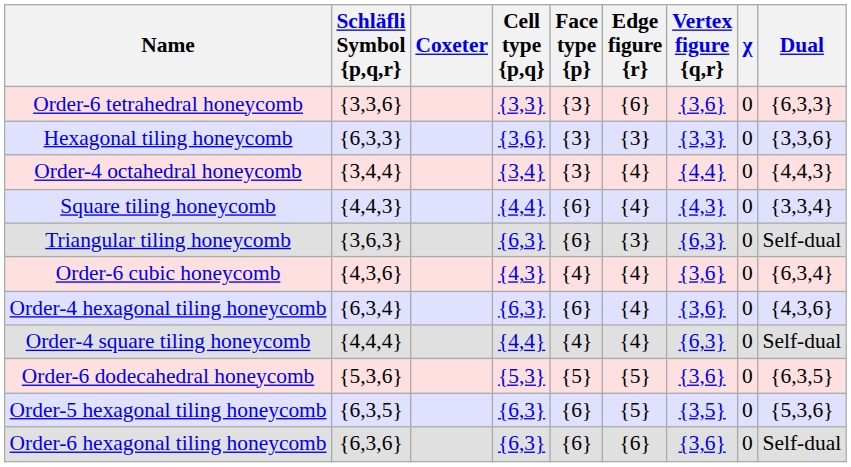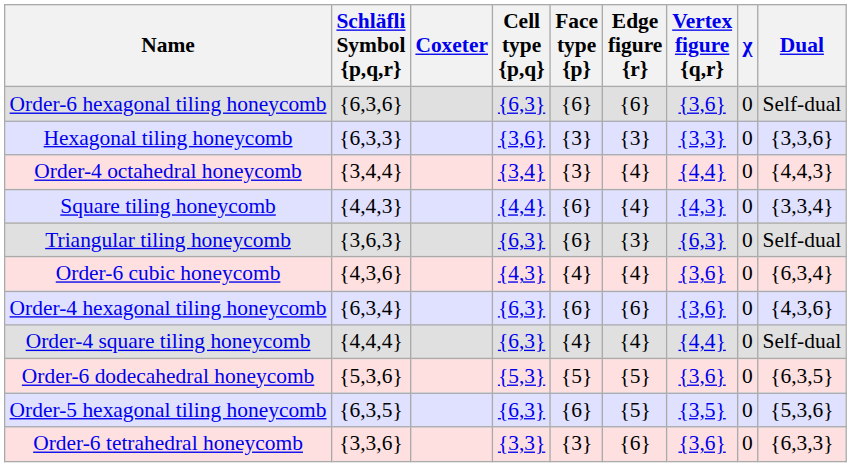rows swapped: (168, 103) <-> (168, 443)
(635, 307) {4} -> (635, 307) {6}
(522, 341) {4,4} -> (522, 341) {6,3}
(702, 341) {6,3} -> (702, 341) {4,4}
